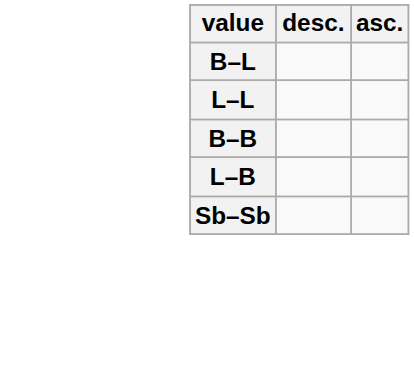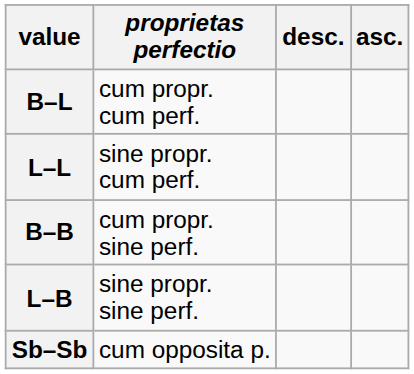+ column: (185, 37)
